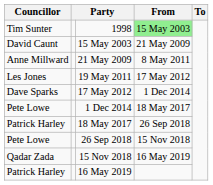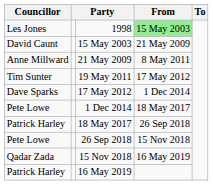(29, 28) Tim Sunter -> (26, 28) Les Jones
(26, 76) Les Jones -> (29, 76) Tim Sunter
